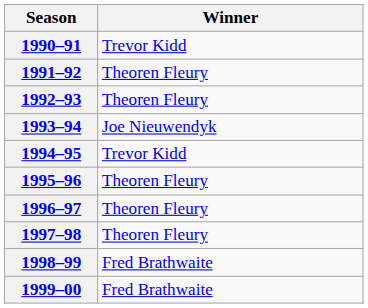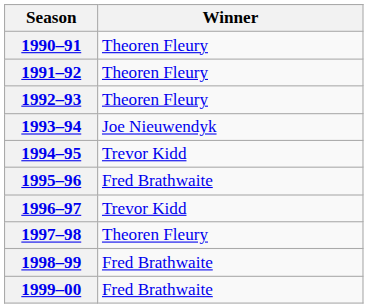(144, 45) Trevor Kidd -> (155, 45) Theoren Fleury
(155, 180) Theoren Fleury -> (157, 180) Fred Brathwaite
(155, 208) Theoren Fleury -> (144, 208) Trevor Kidd
